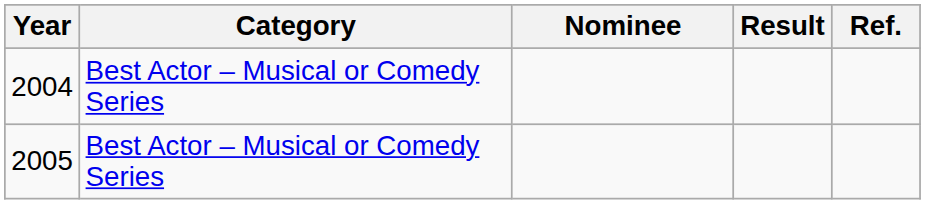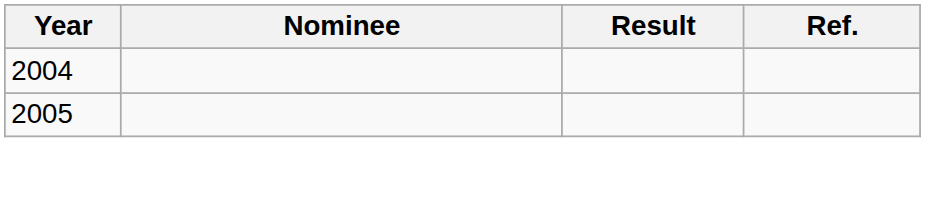- column: (296, 26)
